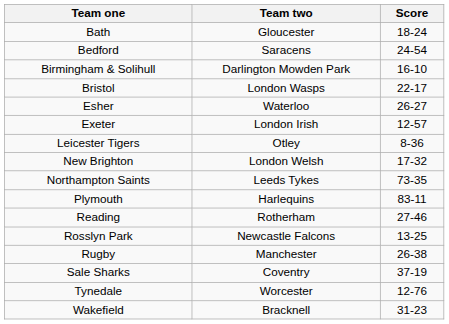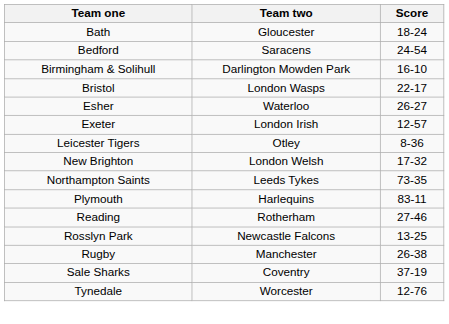- row: (98, 310)
